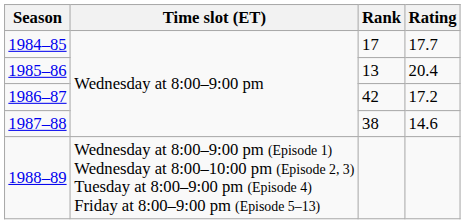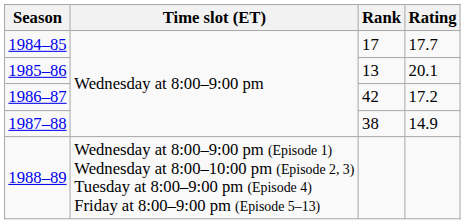(423, 70) 20.4 -> (423, 70) 20.1
(423, 123) 14.6 -> (423, 123) 14.9
